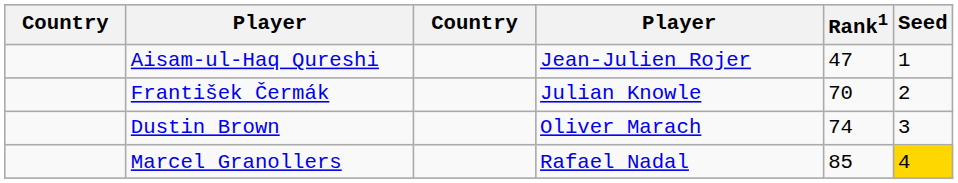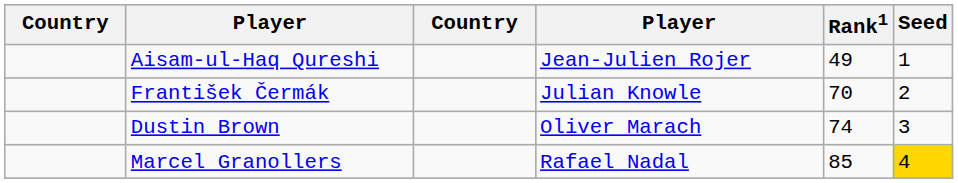(841, 61) 47 -> (841, 61) 49
